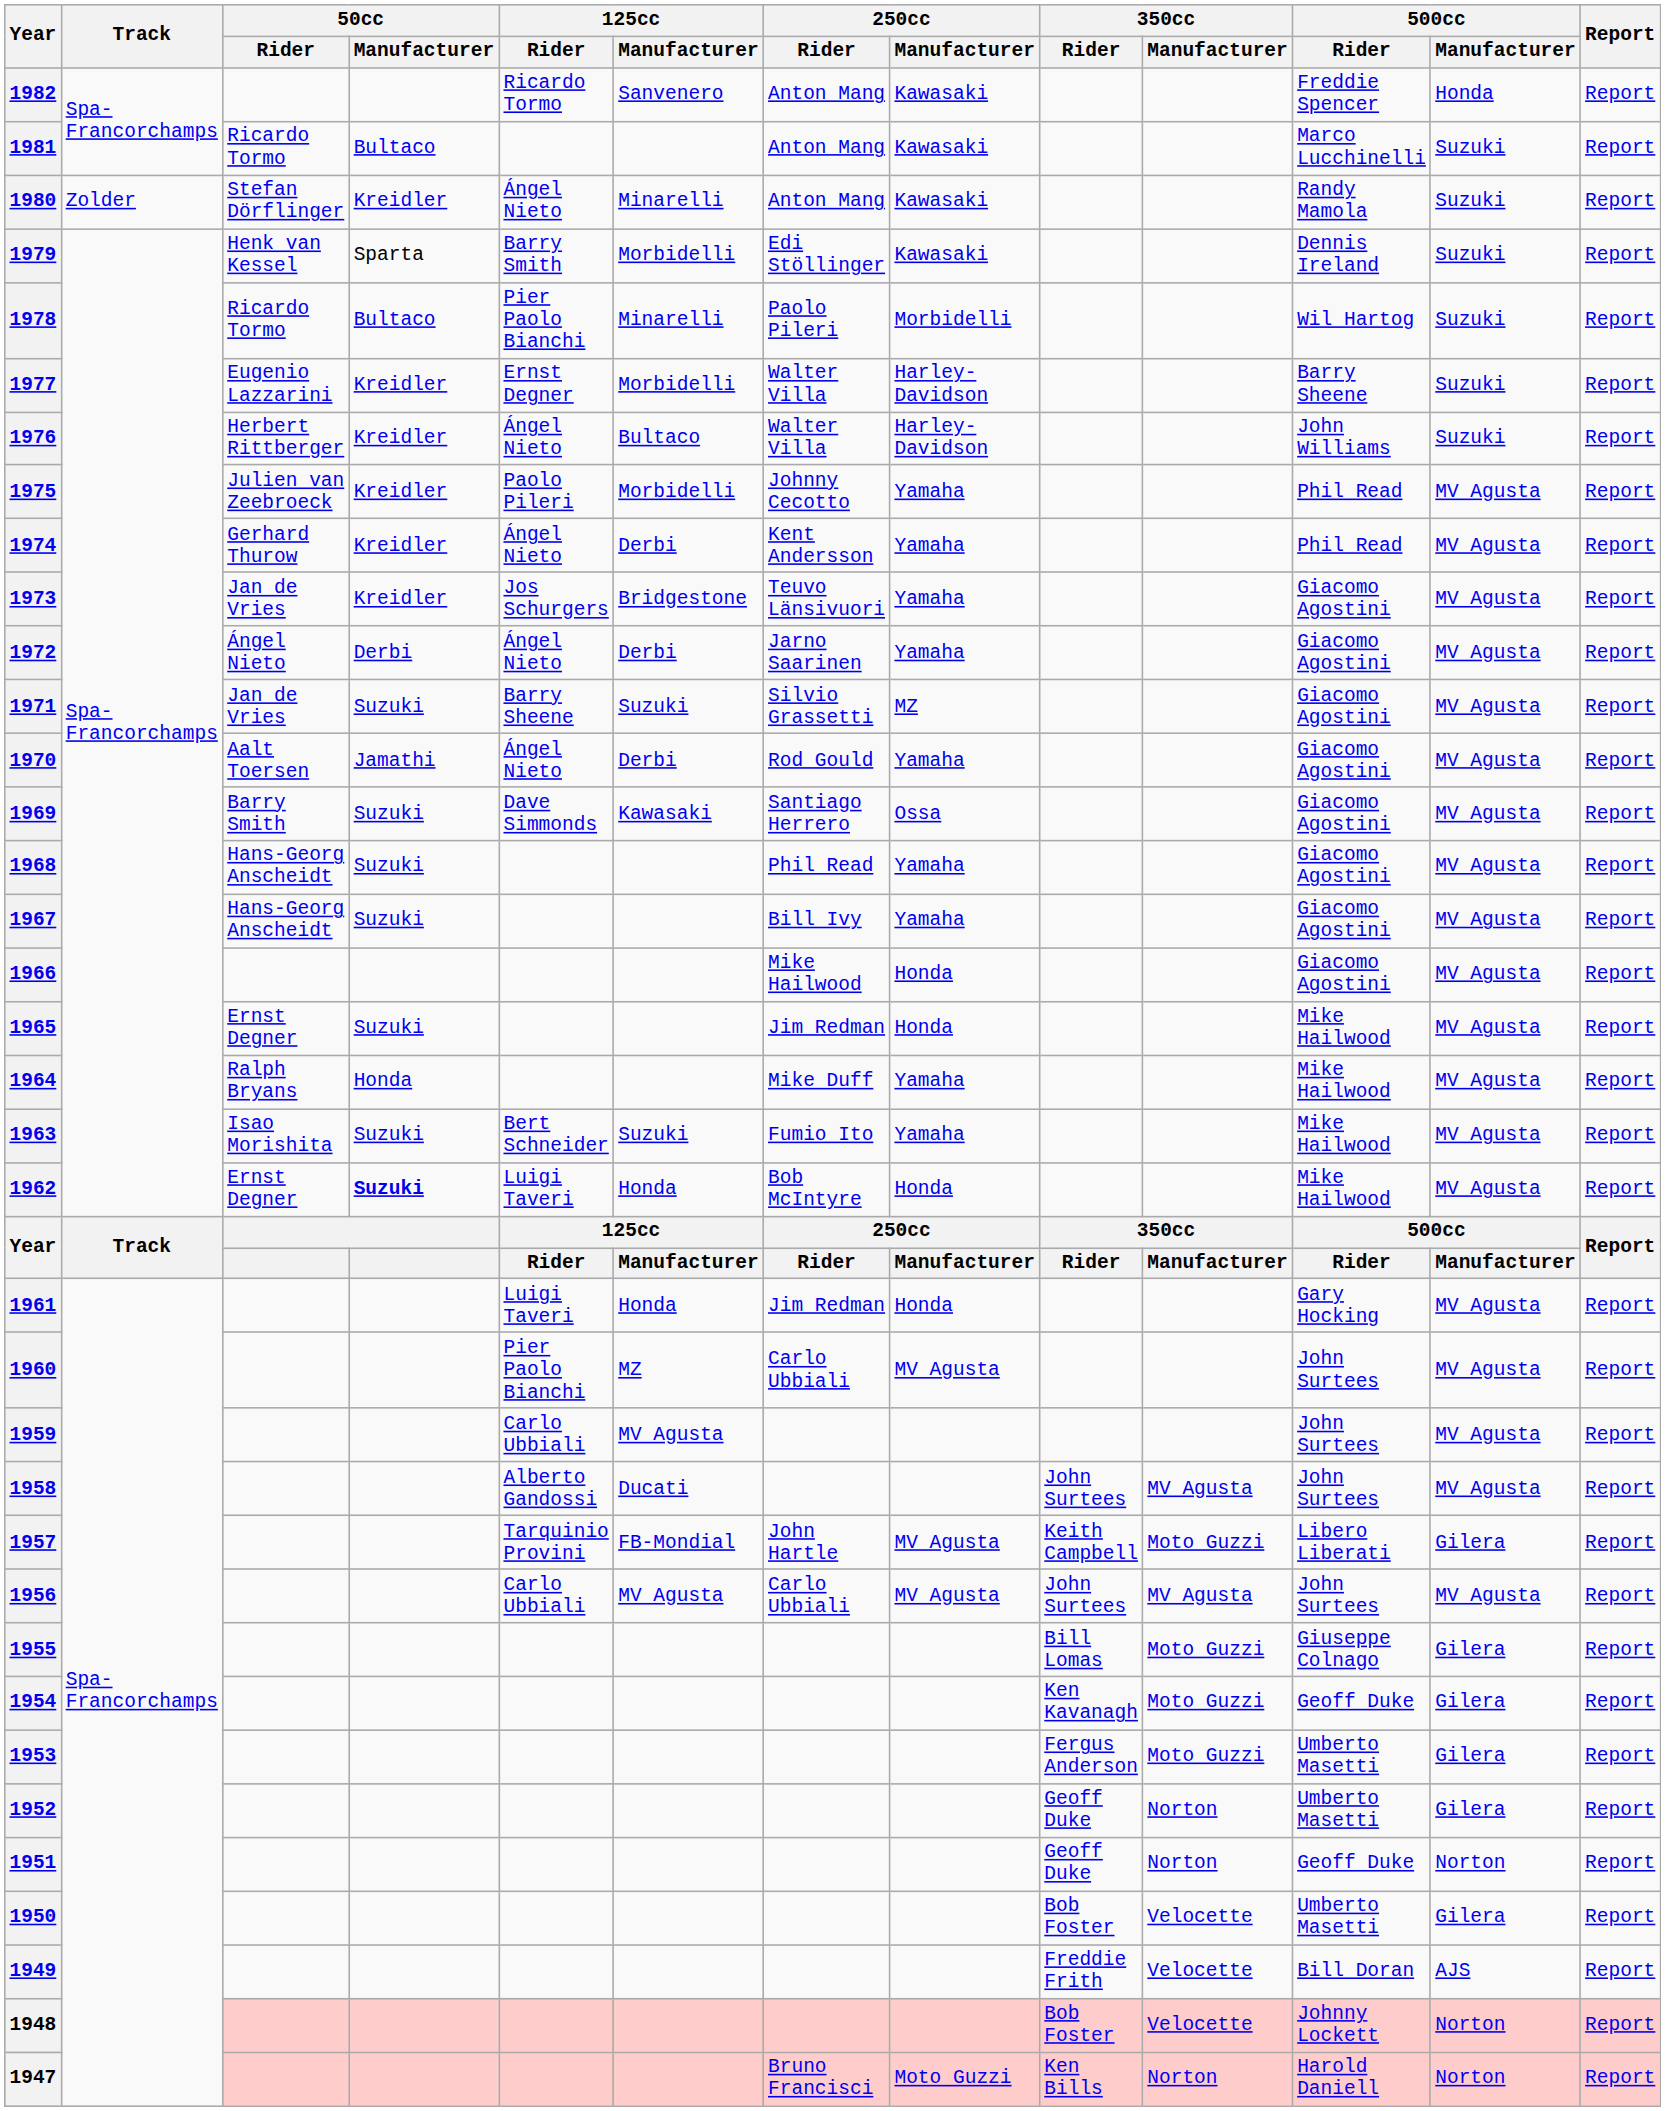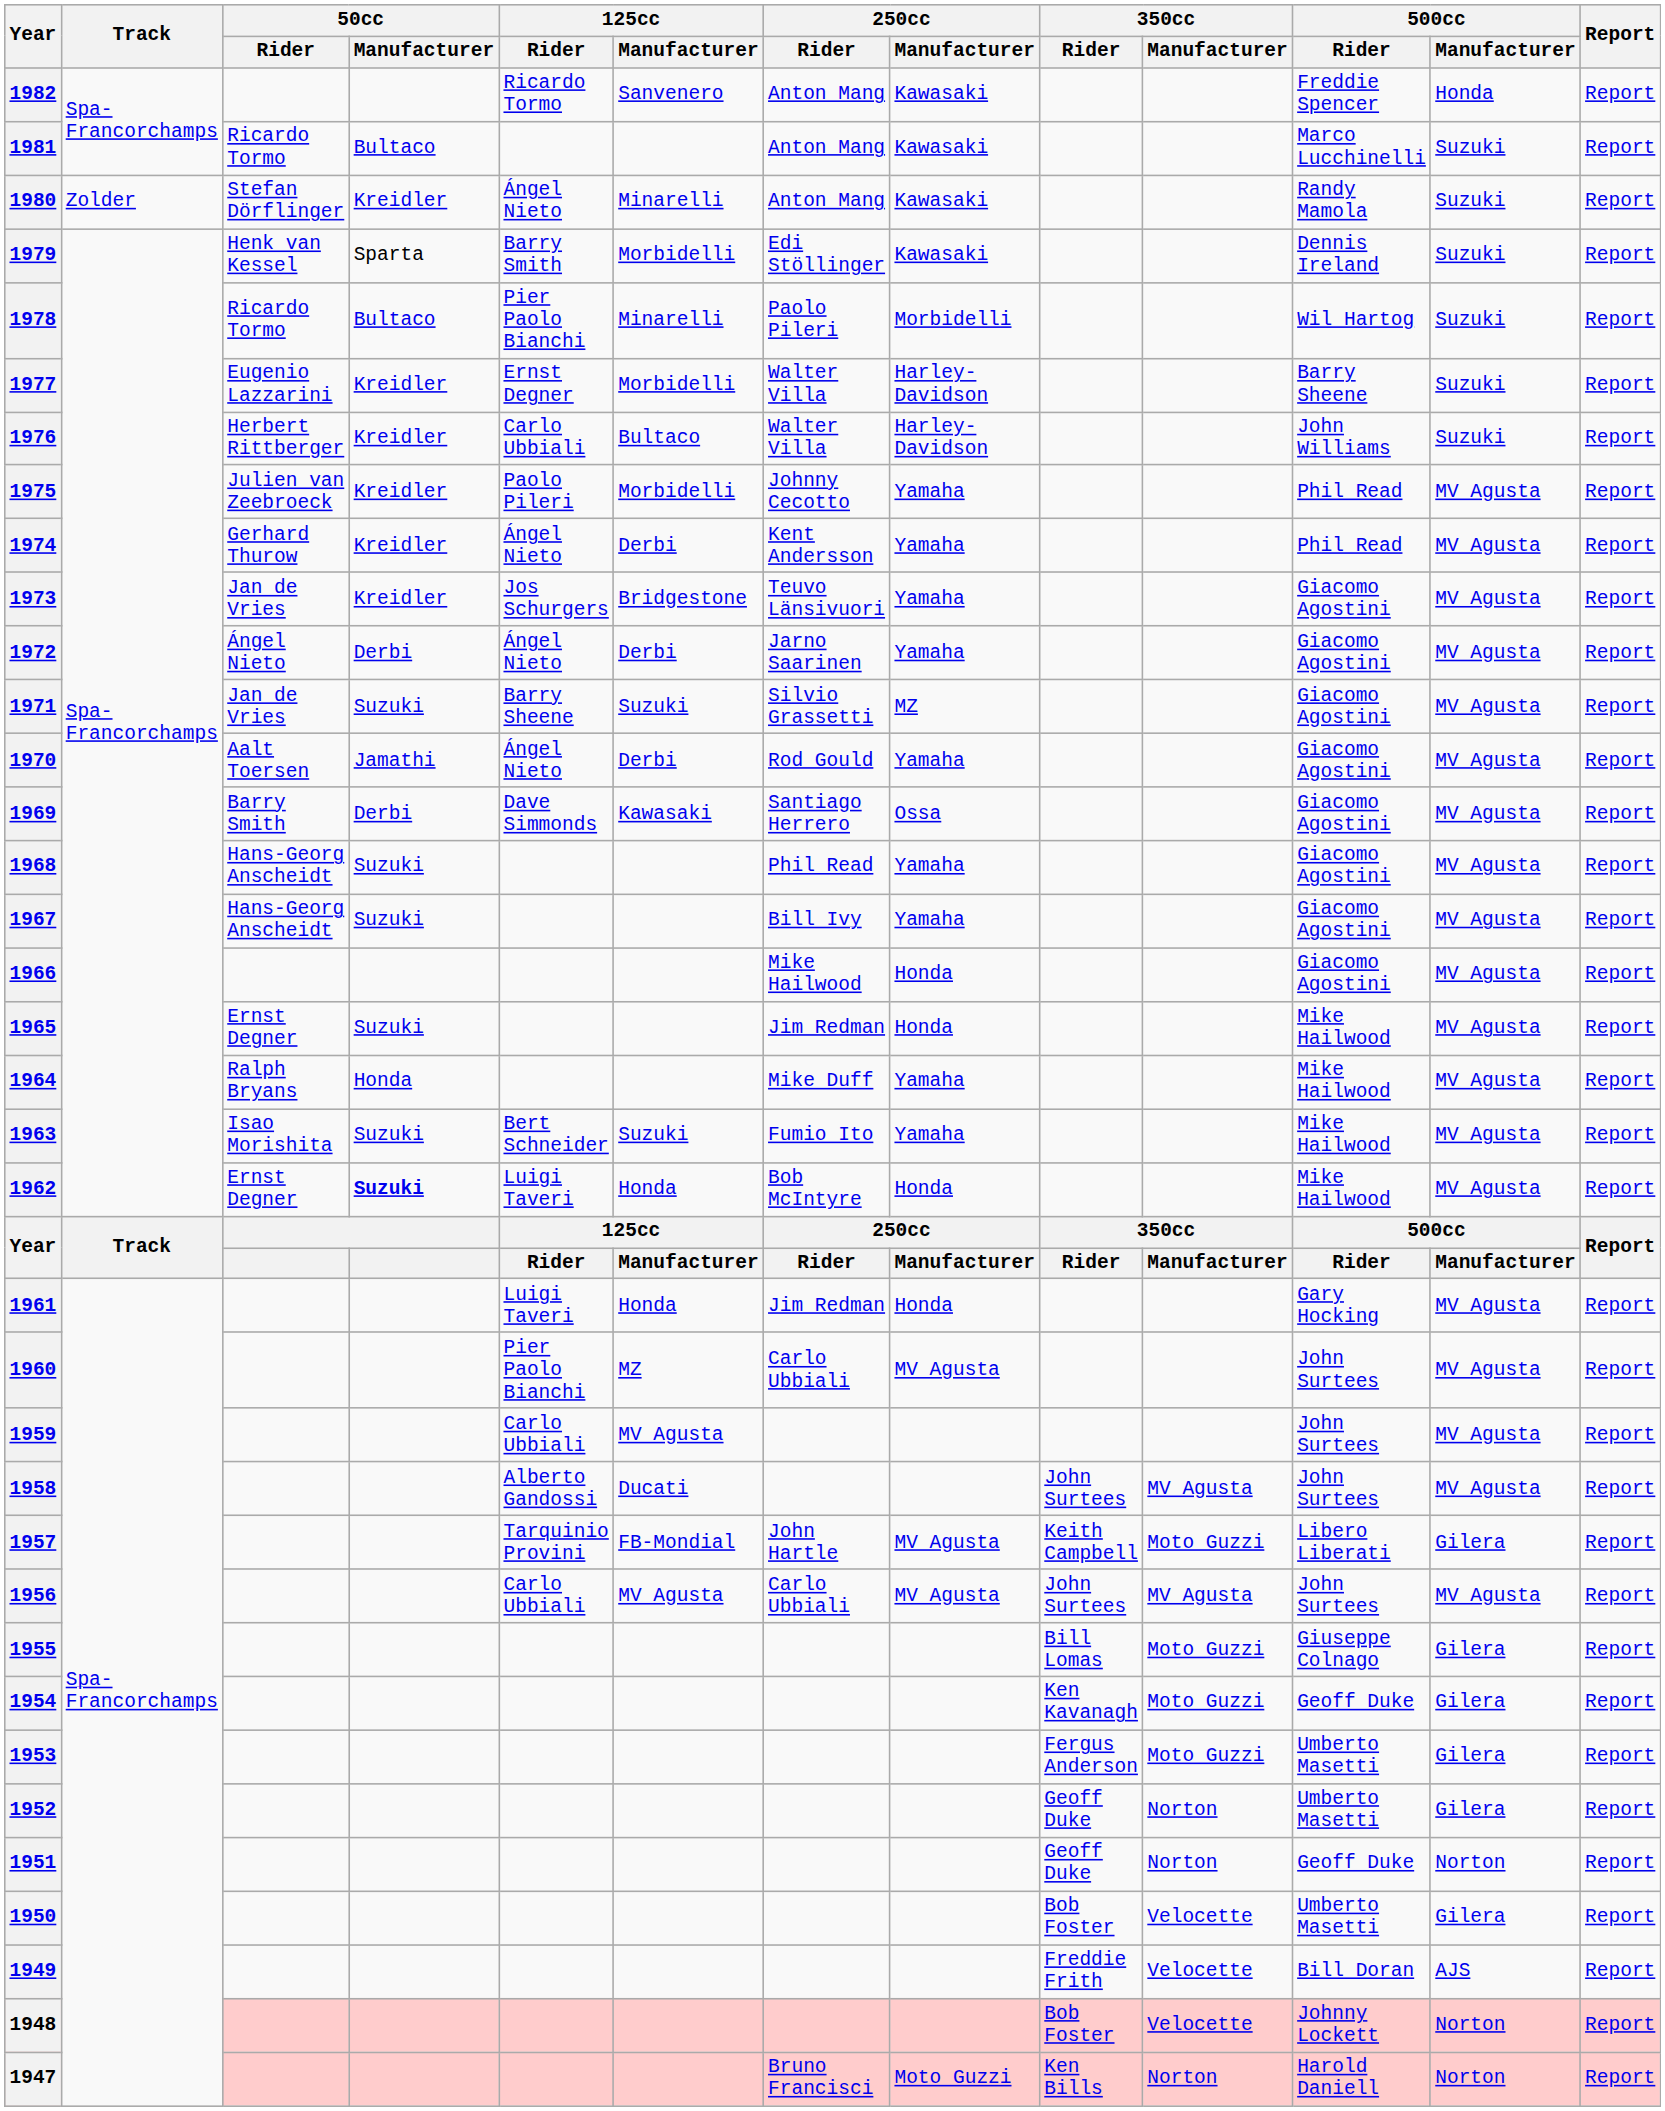(533, 439) Ángel Nieto -> (544, 439) Carlo Ubbiali
(389, 814) Suzuki -> (383, 814) Derbi
